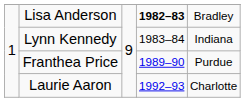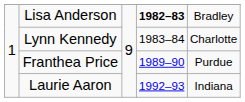(214, 39) Indiana -> (214, 39) Charlotte
(214, 85) Charlotte -> (214, 85) Indiana
